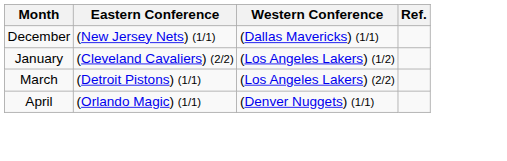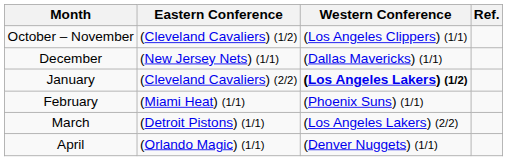+ row: (71, 36)
(317, 58) normal -> (385, 79) bold
+ row: (71, 101)
